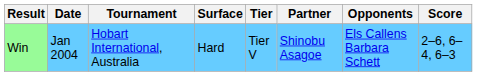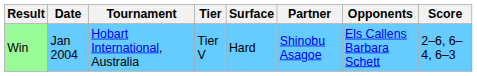columns swapped: (261, 14) <-> (220, 14)
